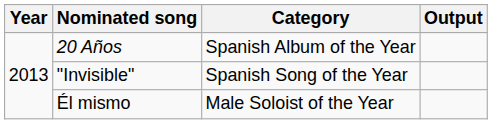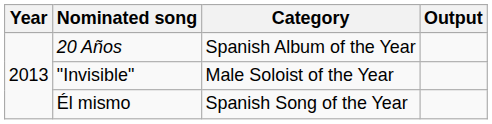(307, 75) Spanish Song of the Year -> (300, 75) Male Soloist of the Year
(300, 103) Male Soloist of the Year -> (307, 103) Spanish Song of the Year
